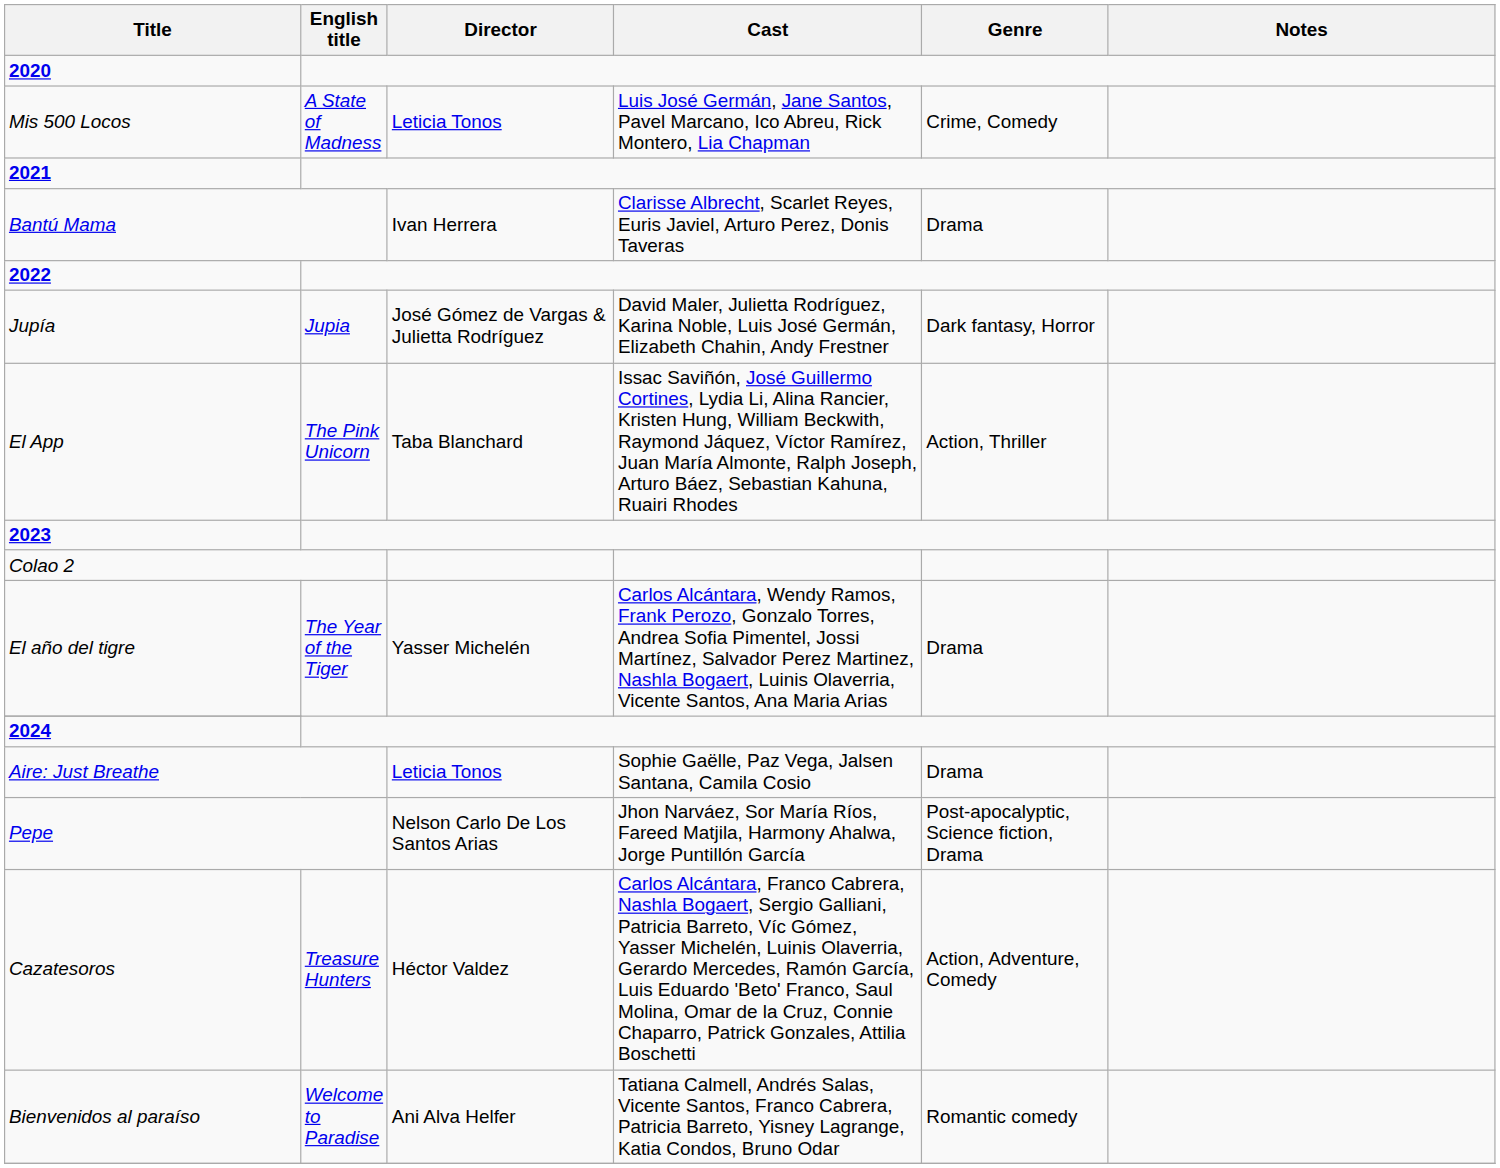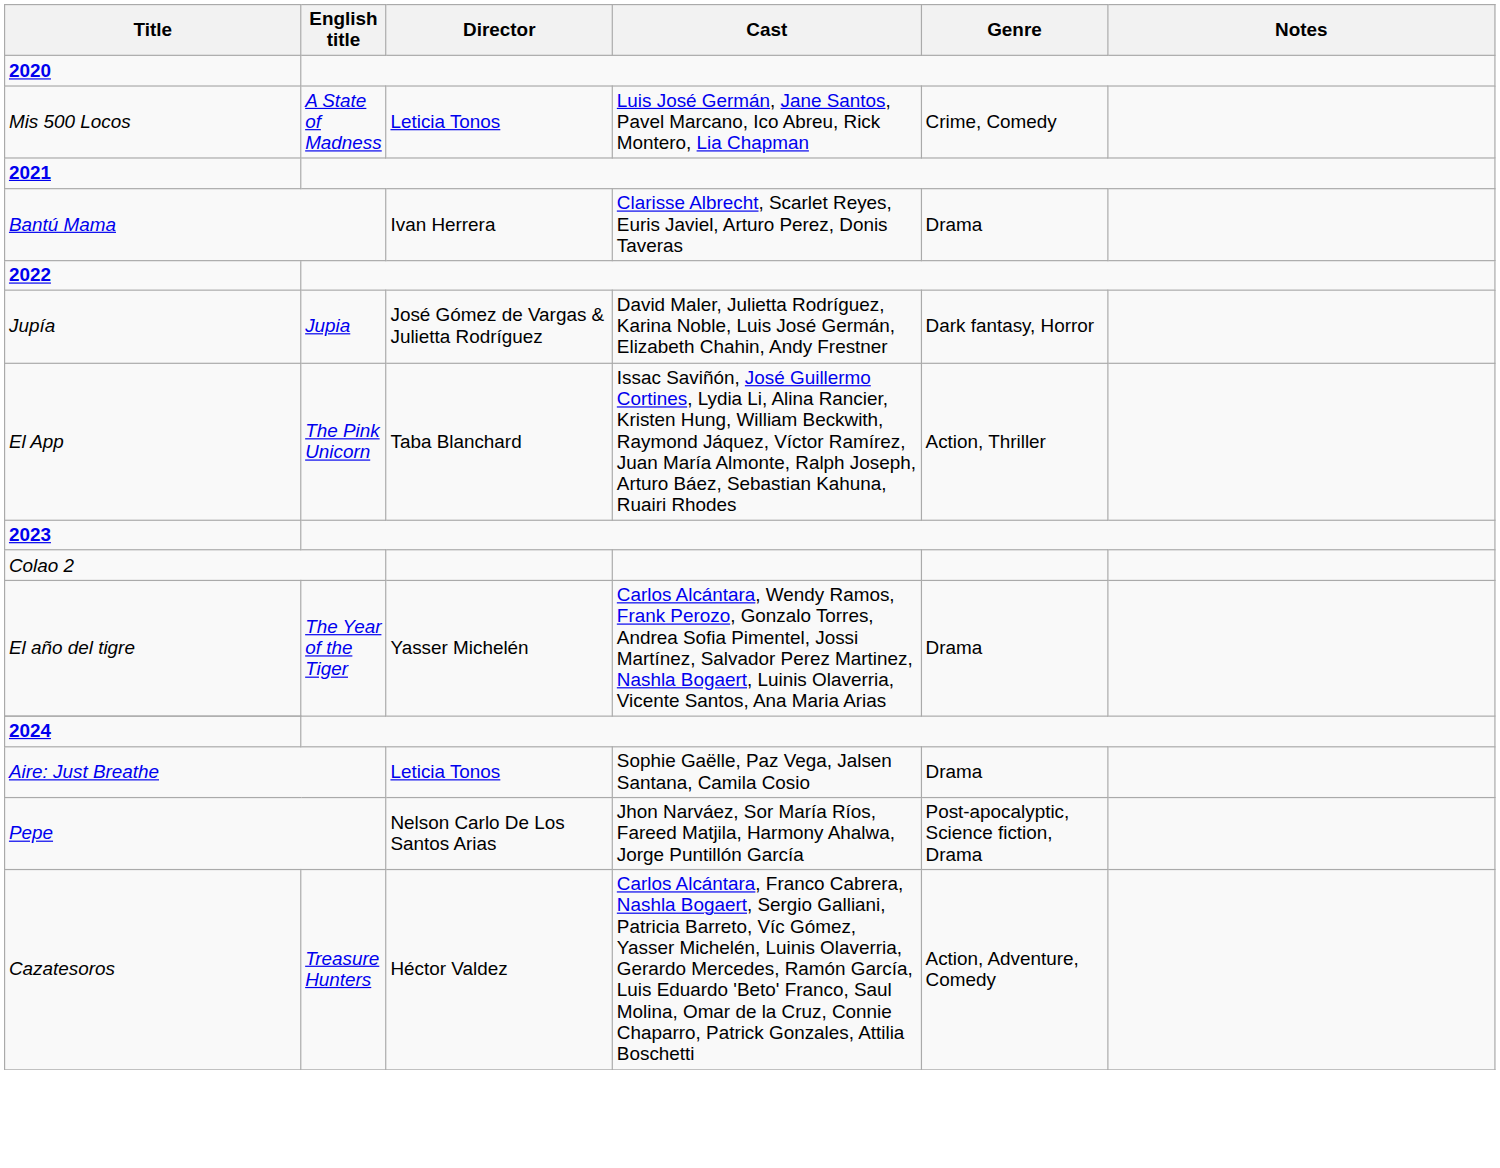- row: (104, 1116)
